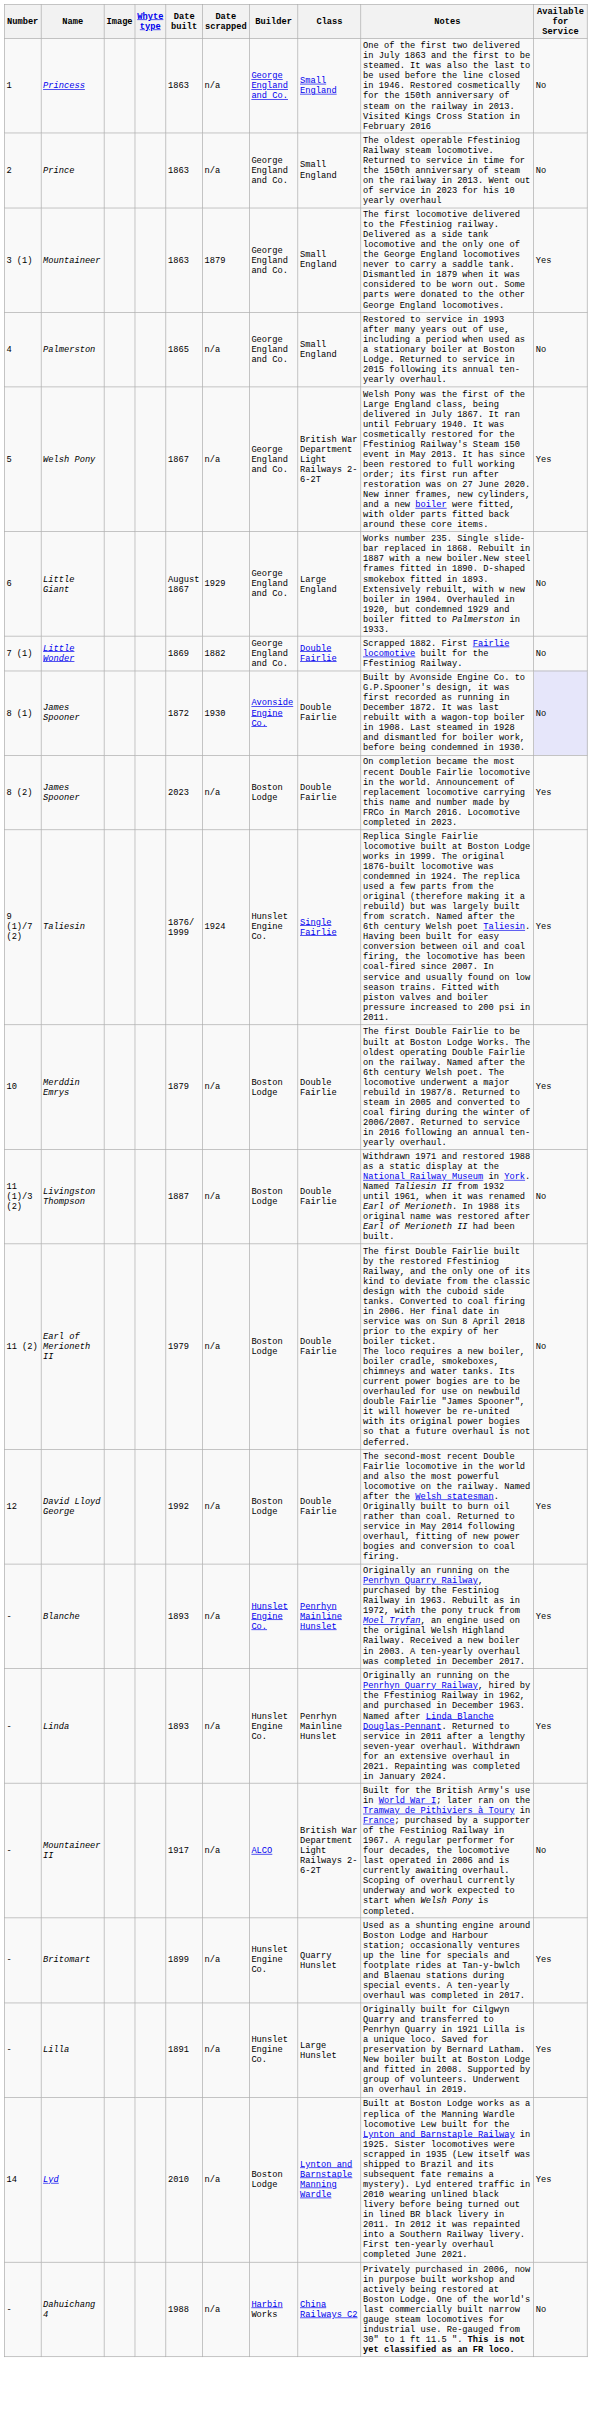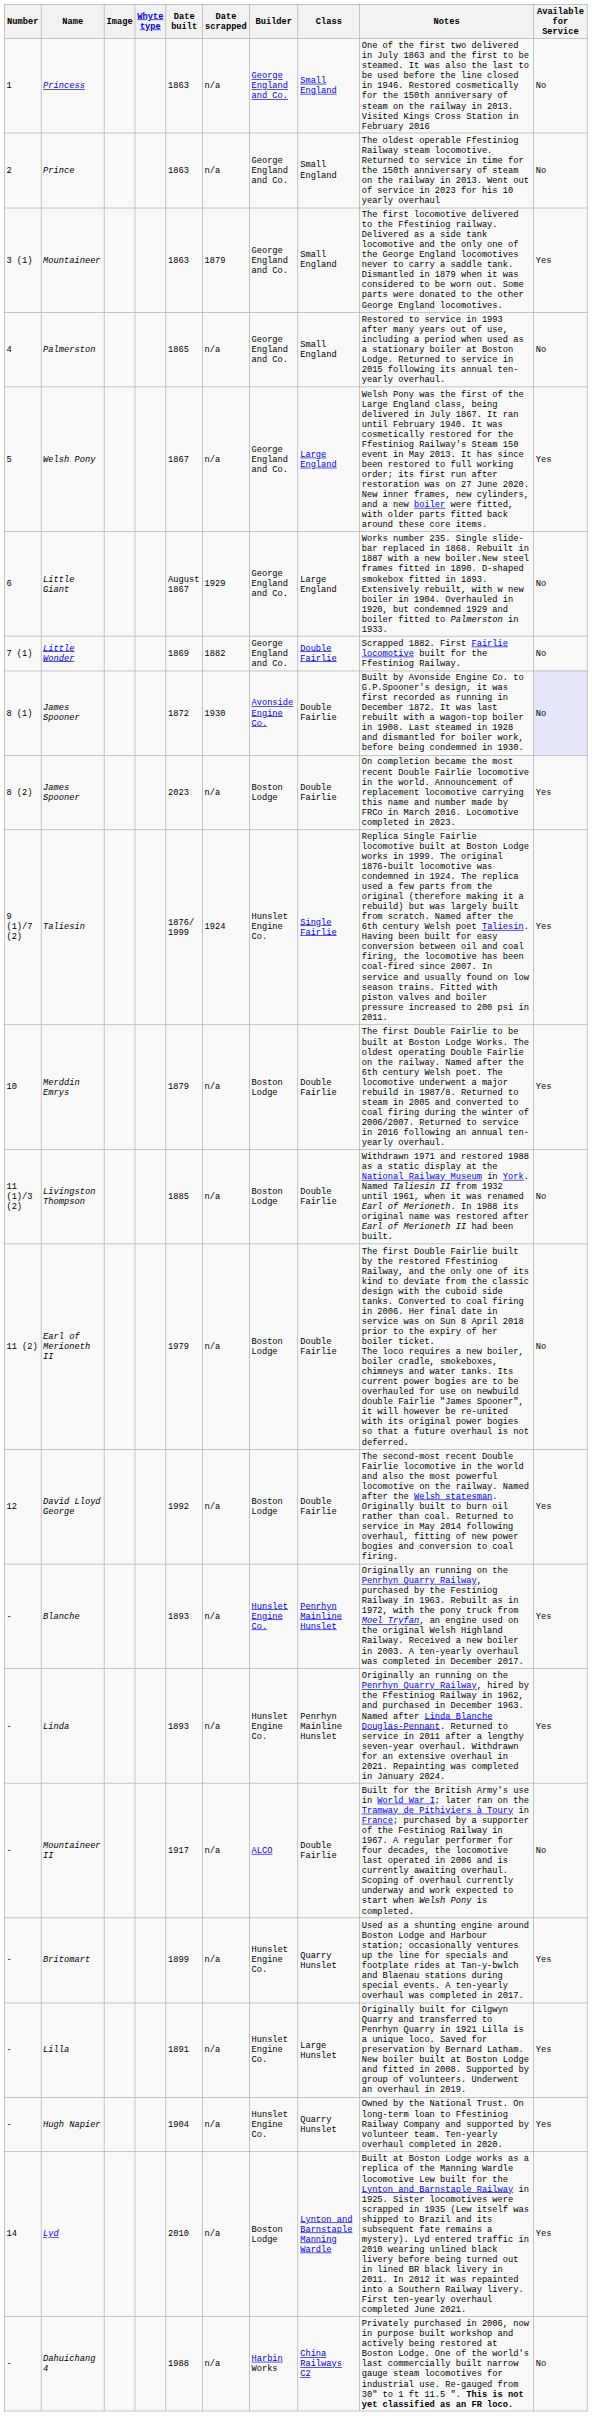(329, 459) British War Department Light Railways 2-6-2T -> (318, 459) Large England
(178, 1197) 1887 -> (179, 1197) 1885
(329, 1851) British War Department Light Railways 2-6-2T -> (318, 1851) Double Fairlie
+ row: (9, 2124)
